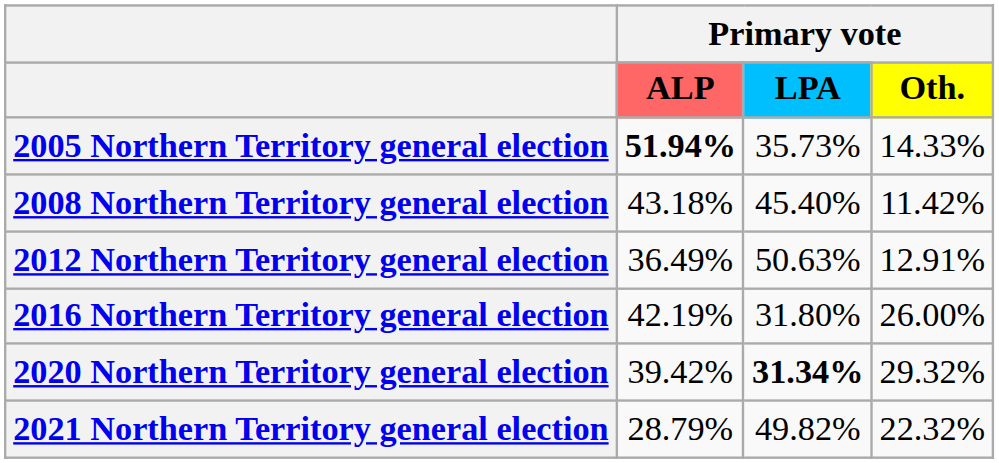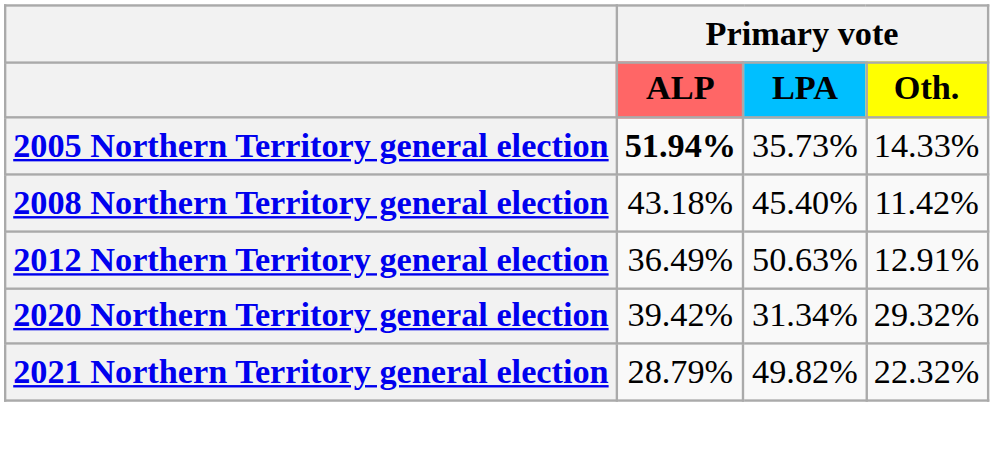- row: (311, 315)
(808, 371) bold -> (805, 315) normal
